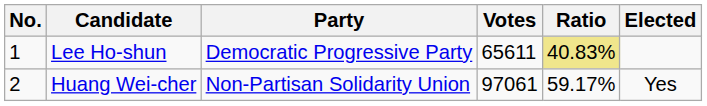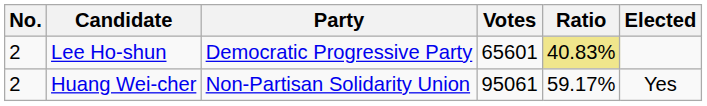(15, 52) 1 -> (15, 52) 2
(509, 52) 65611 -> (510, 52) 65601
(510, 84) 97061 -> (510, 84) 95061
